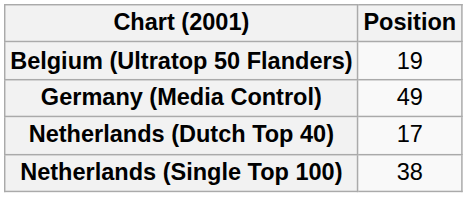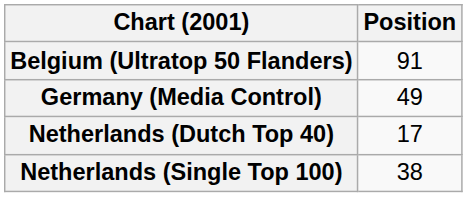(410, 60) 19 -> (410, 60) 91
